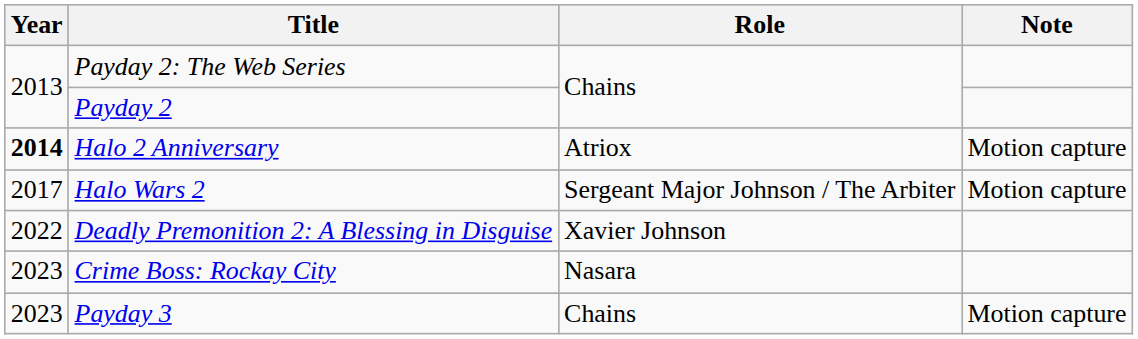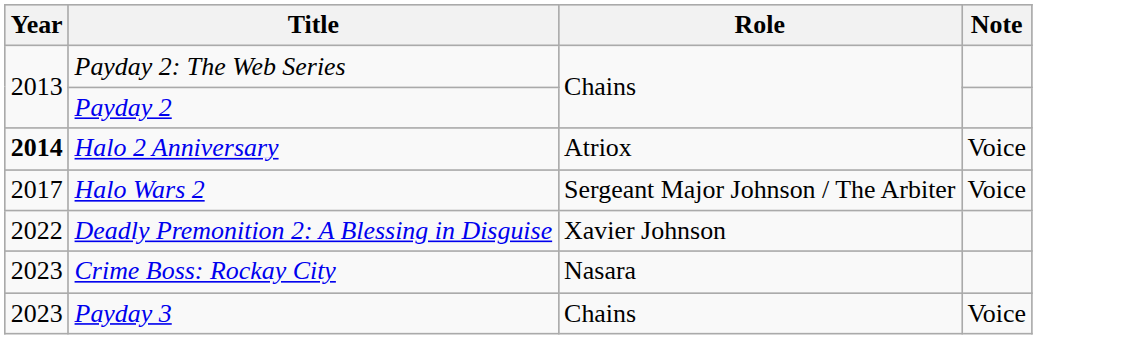(1047, 148) Motion capture -> (997, 148) Voice
(1047, 189) Motion capture -> (997, 189) Voice
(1047, 312) Motion capture -> (997, 312) Voice
